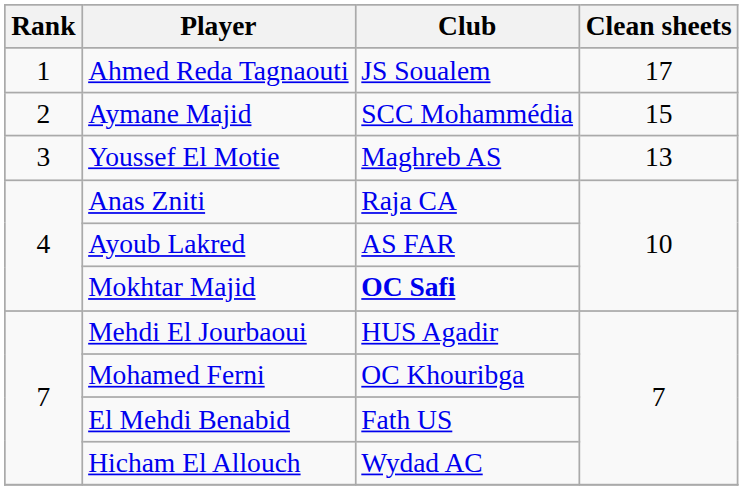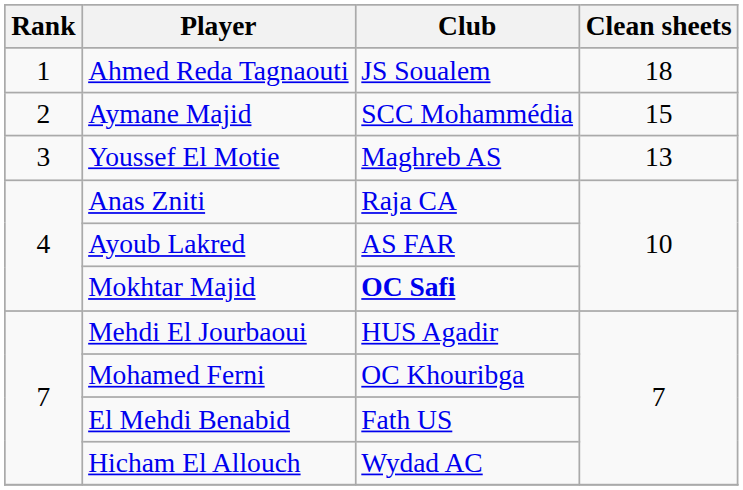(659, 69) 17 -> (659, 69) 18
